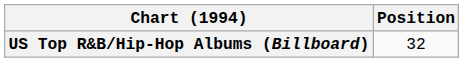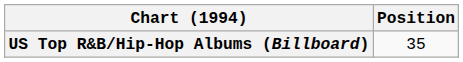(416, 44) 32 -> (416, 44) 35
